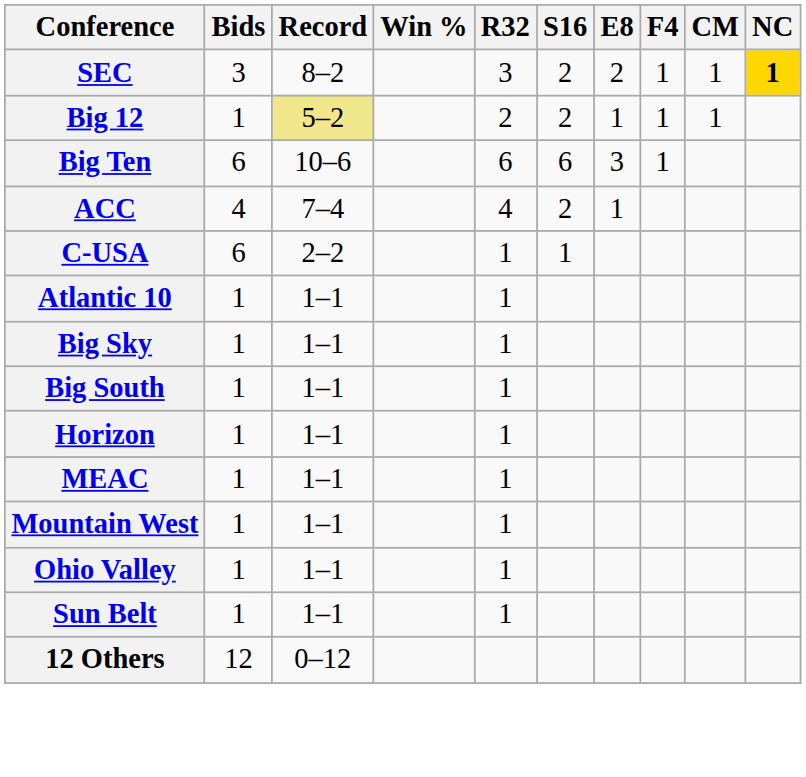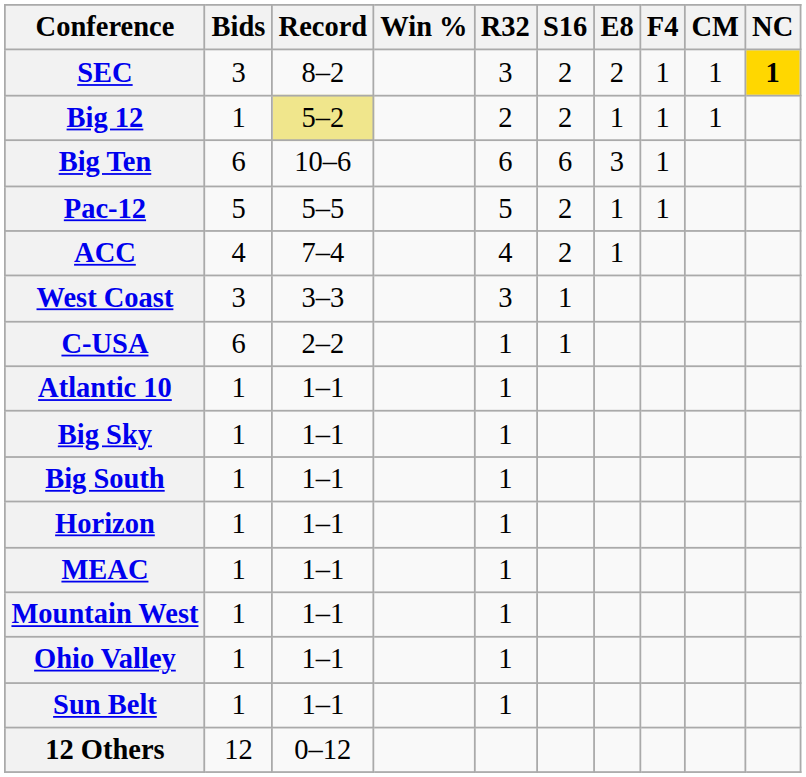+ row: (105, 207)
+ row: (105, 298)
